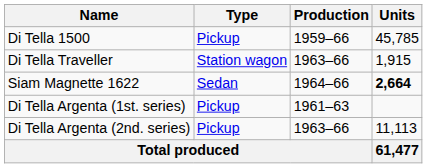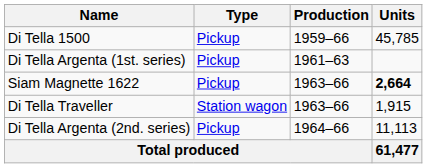rows swapped: (60, 60) <-> (97, 106)
(217, 83) Sedan -> (218, 83) Pickup
(321, 83) 1964–66 -> (321, 83) 1963–66
(321, 128) 1963–66 -> (321, 128) 1964–66
